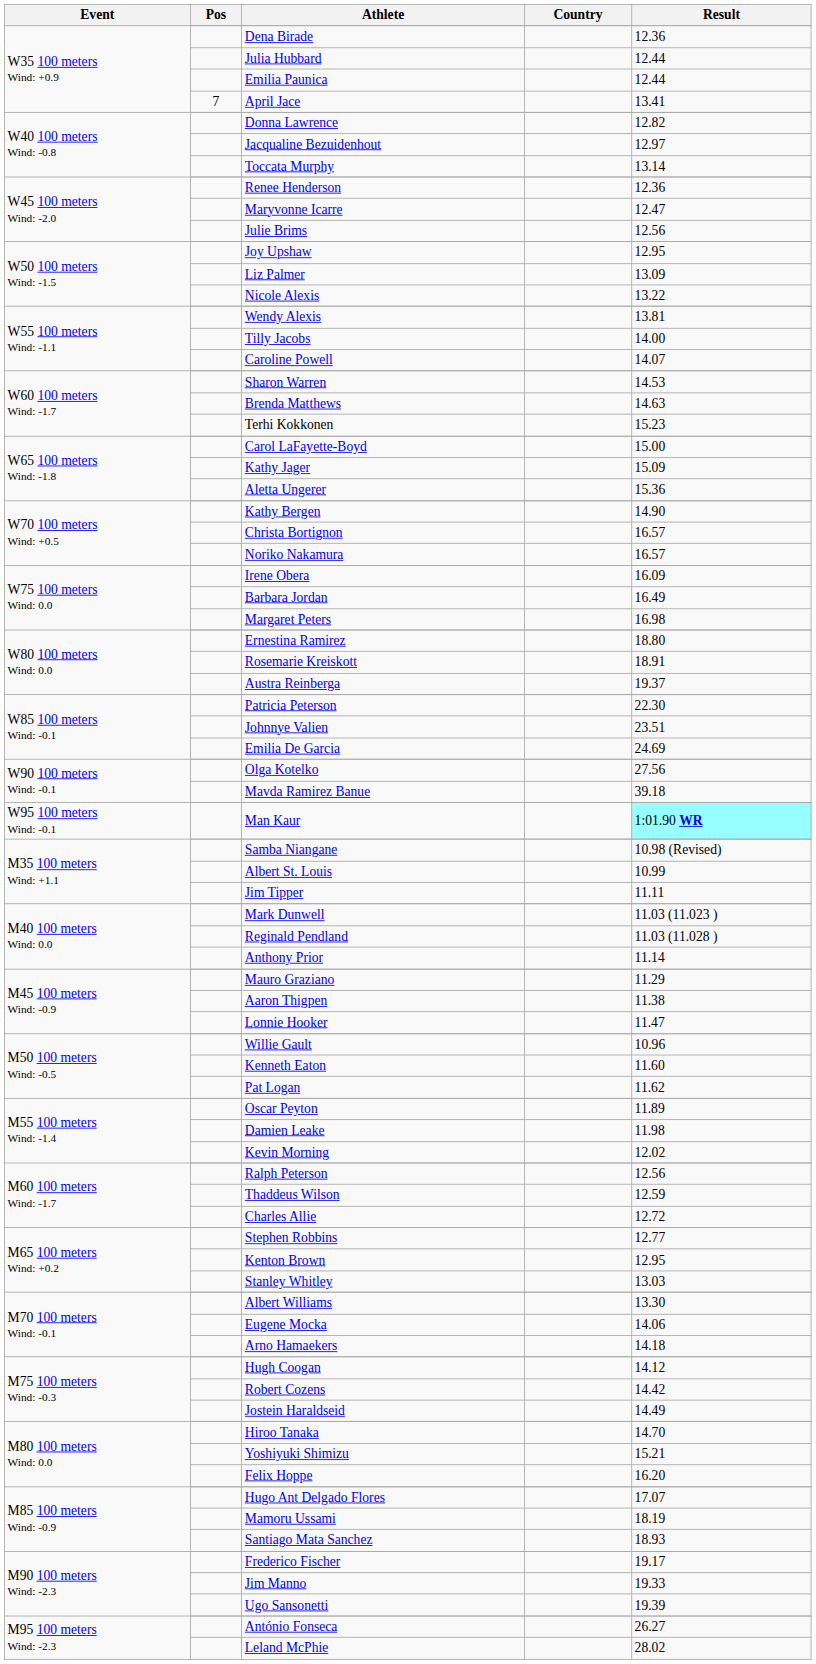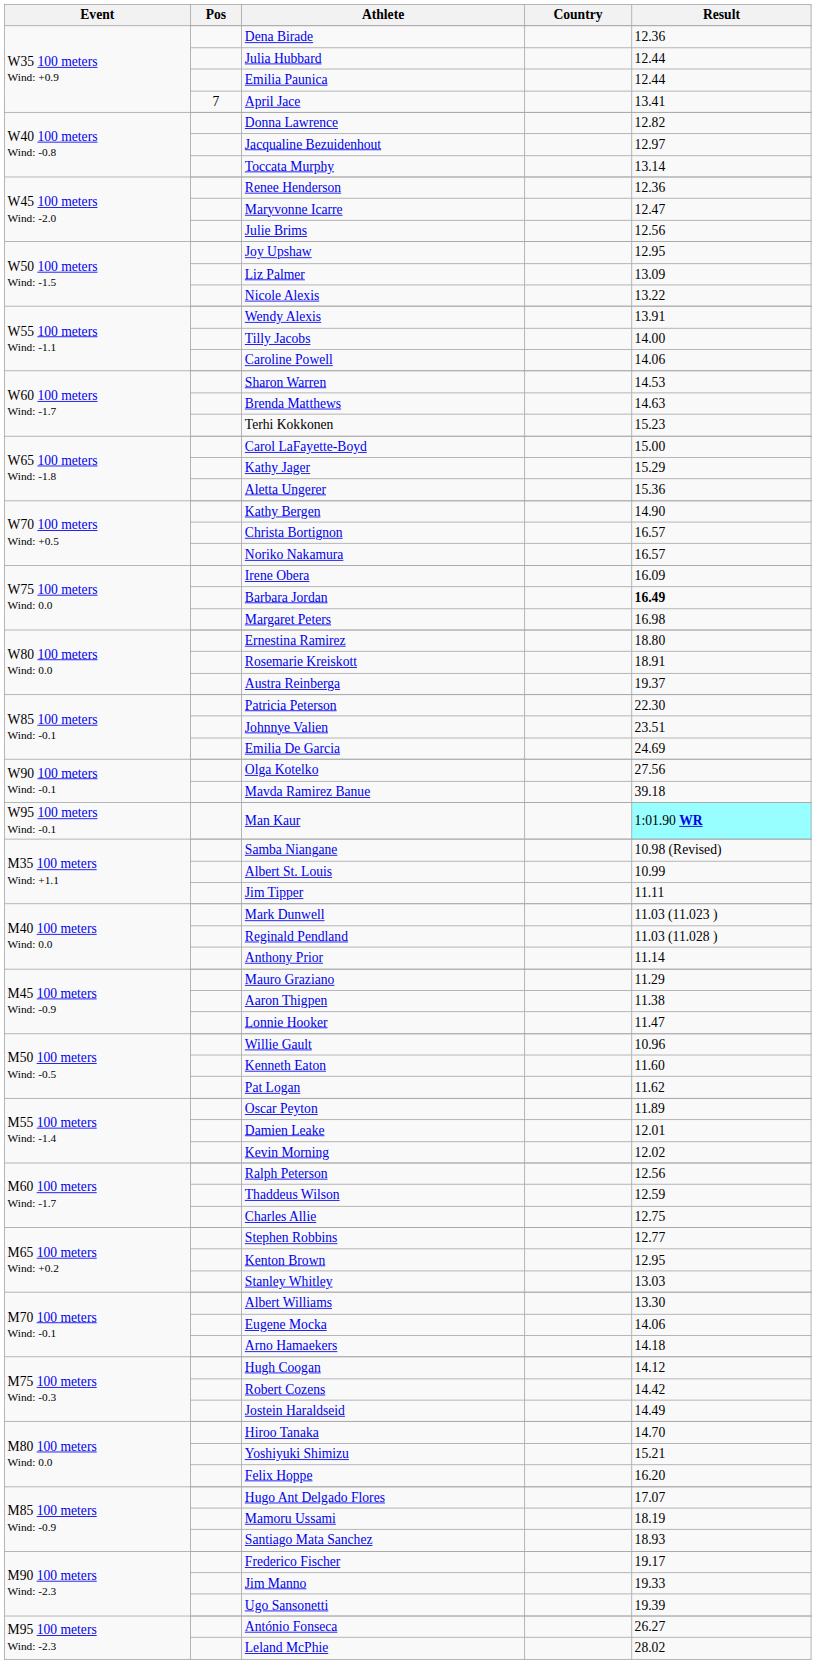(650, 317) 13.81 -> (650, 317) 13.91
(650, 360) 14.07 -> (650, 360) 14.06
(650, 468) 15.09 -> (650, 468) 15.29
(650, 597) normal -> (650, 597) bold
(650, 1130) 11.98 -> (650, 1130) 12.01
(650, 1216) 12.72 -> (650, 1216) 12.75
